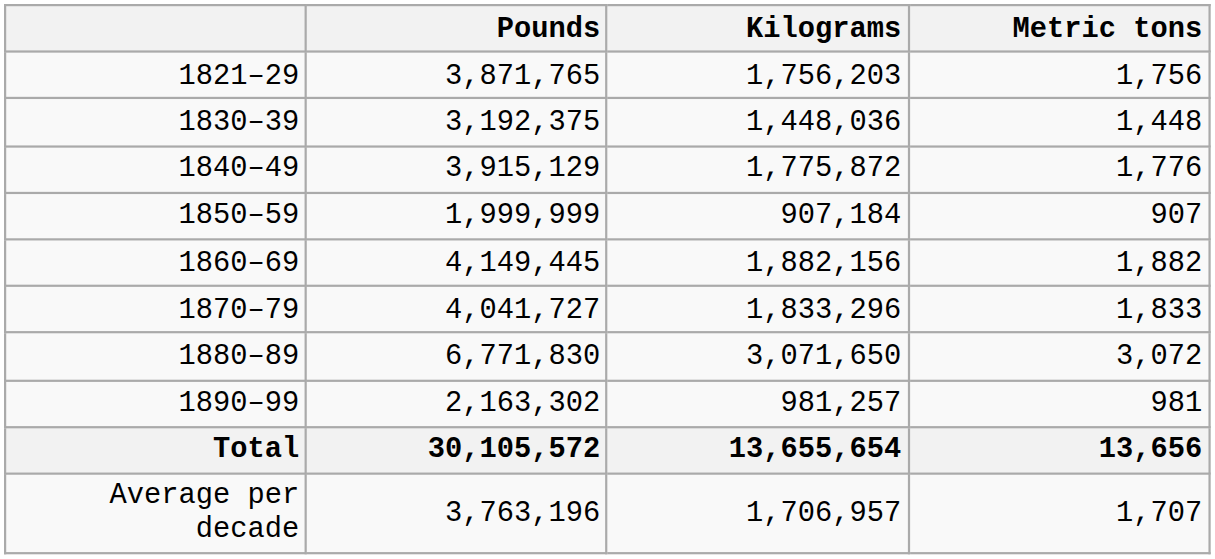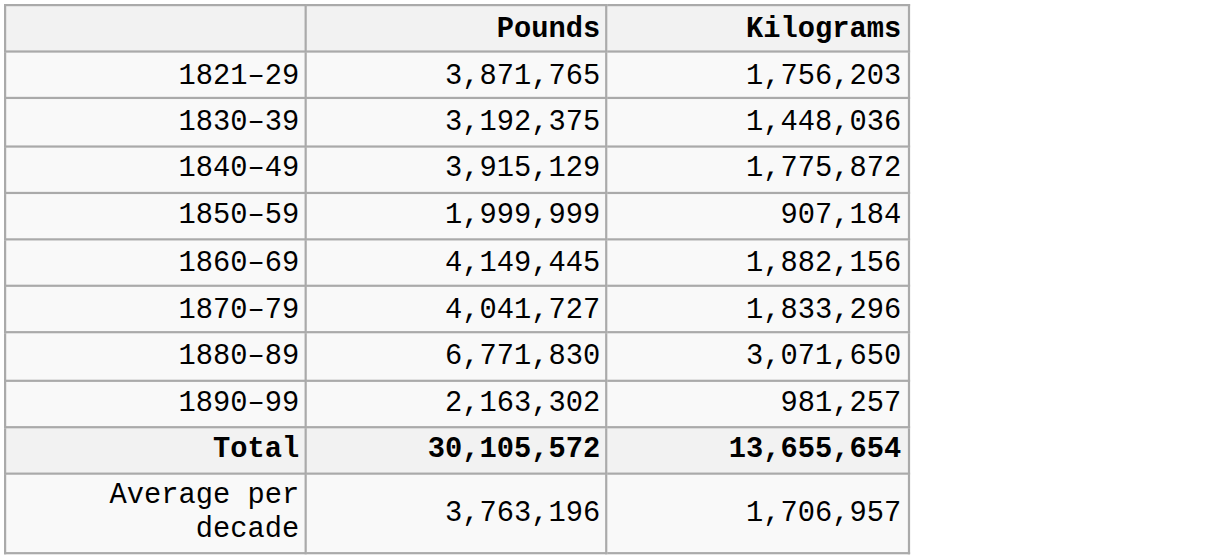- column: (1107, 29)
